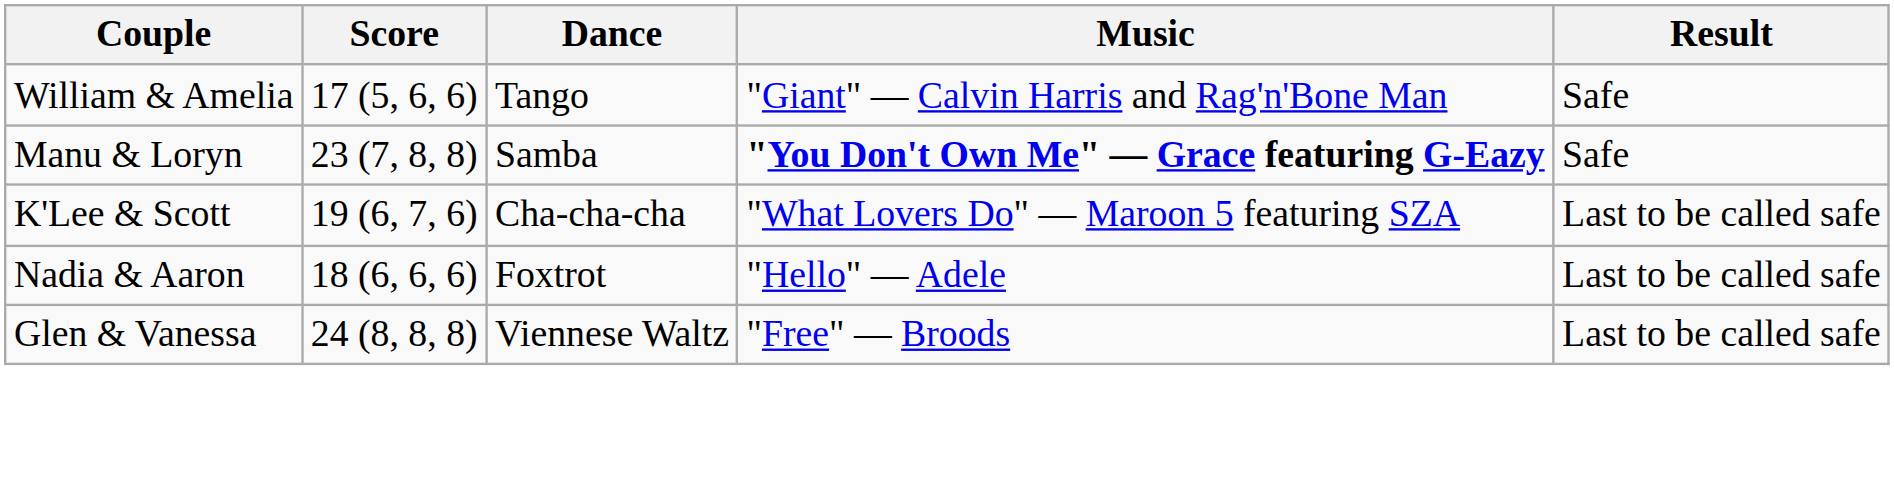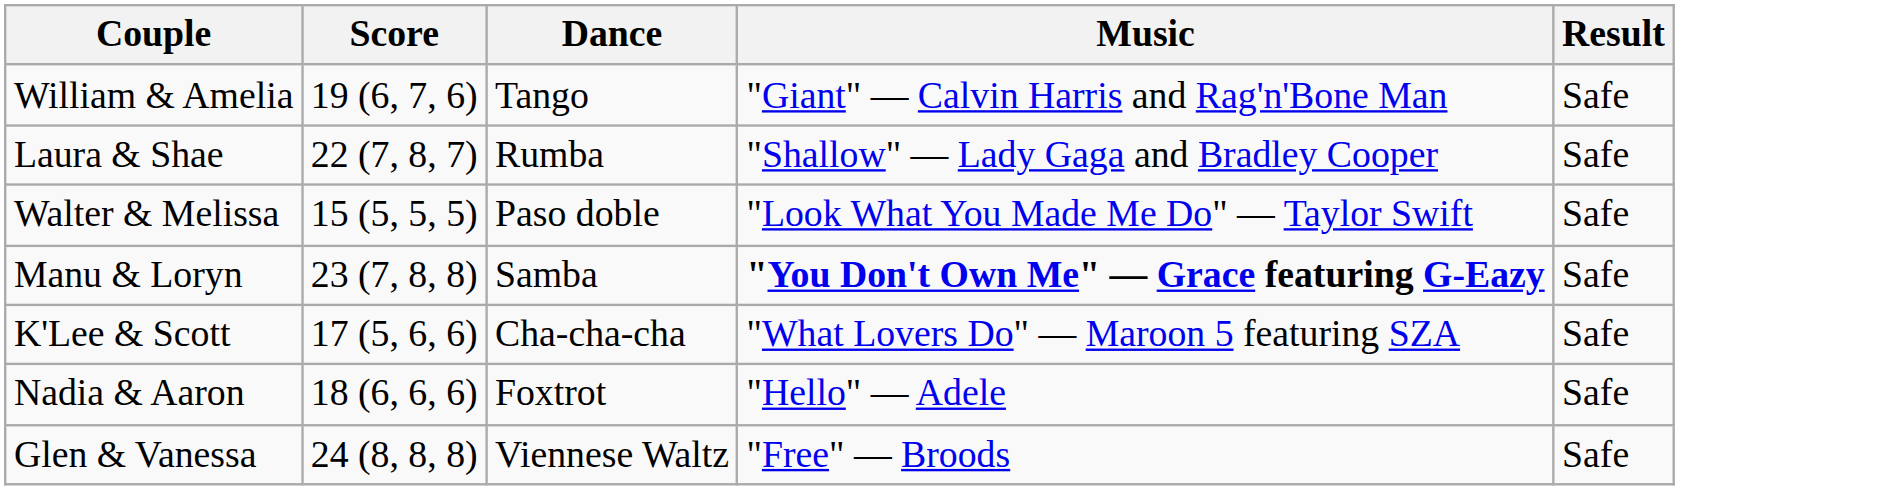(394, 94) 17 (5, 6, 6) -> (394, 94) 19 (6, 7, 6)
+ row: (119, 154)
+ row: (147, 214)
(394, 214) 19 (6, 7, 6) -> (394, 333) 17 (5, 6, 6)
(1721, 214) Last to be called safe -> (1596, 333) Safe
(1721, 273) Last to be called safe -> (1596, 393) Safe
(1721, 333) Last to be called safe -> (1596, 453) Safe
